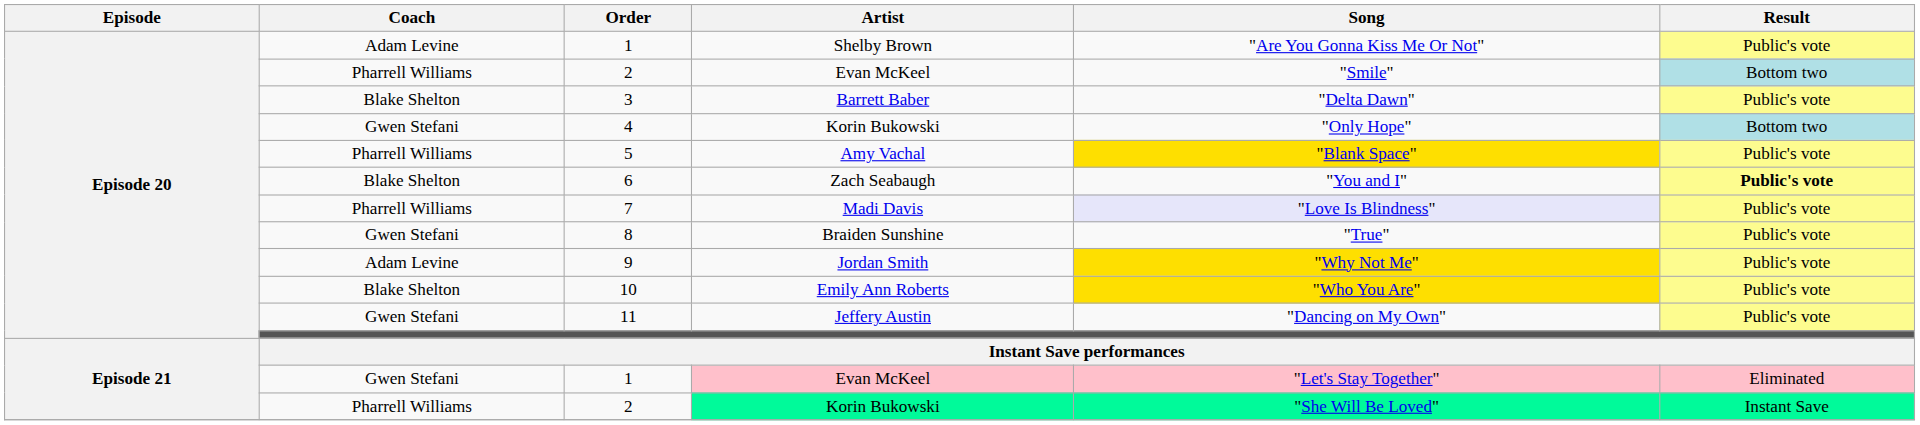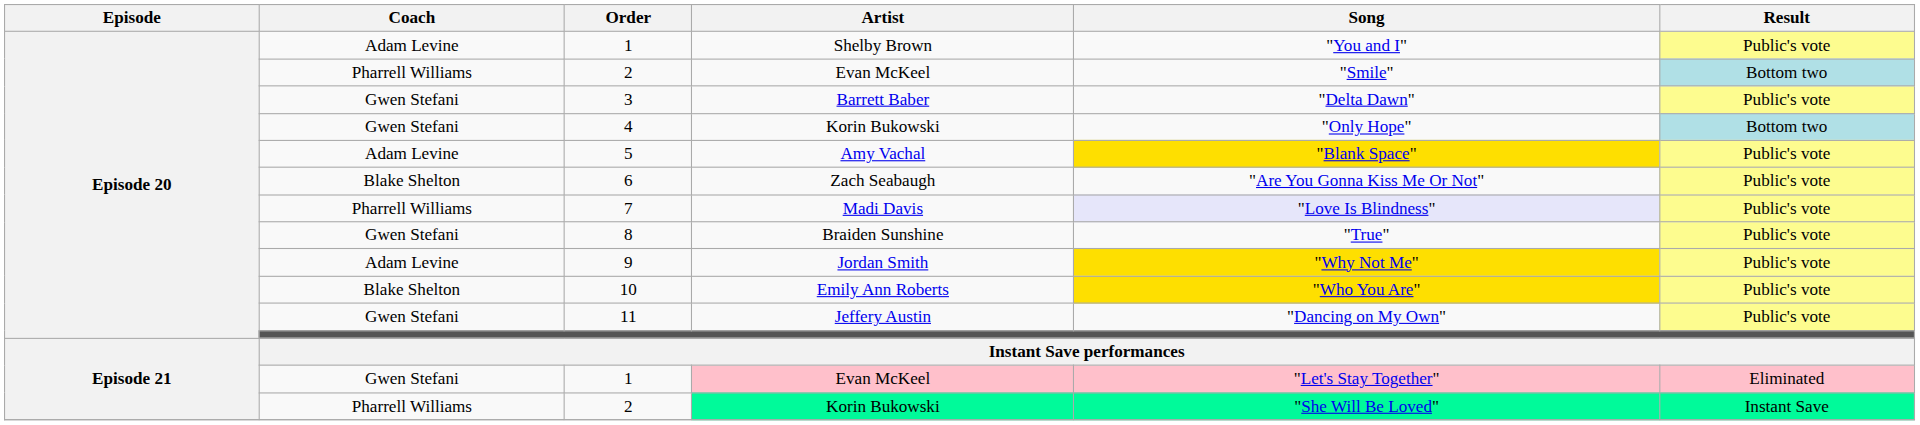(1367, 45) "Are You Gonna Kiss Me Or Not" -> (1367, 45) "You and I"
(412, 99) Blake Shelton -> (412, 99) Gwen Stefani
(412, 153) Pharrell Williams -> (412, 153) Adam Levine
(1367, 180) "You and I" -> (1367, 180) "Are You Gonna Kiss Me Or Not"
(1787, 180) bold -> (1787, 180) normal
